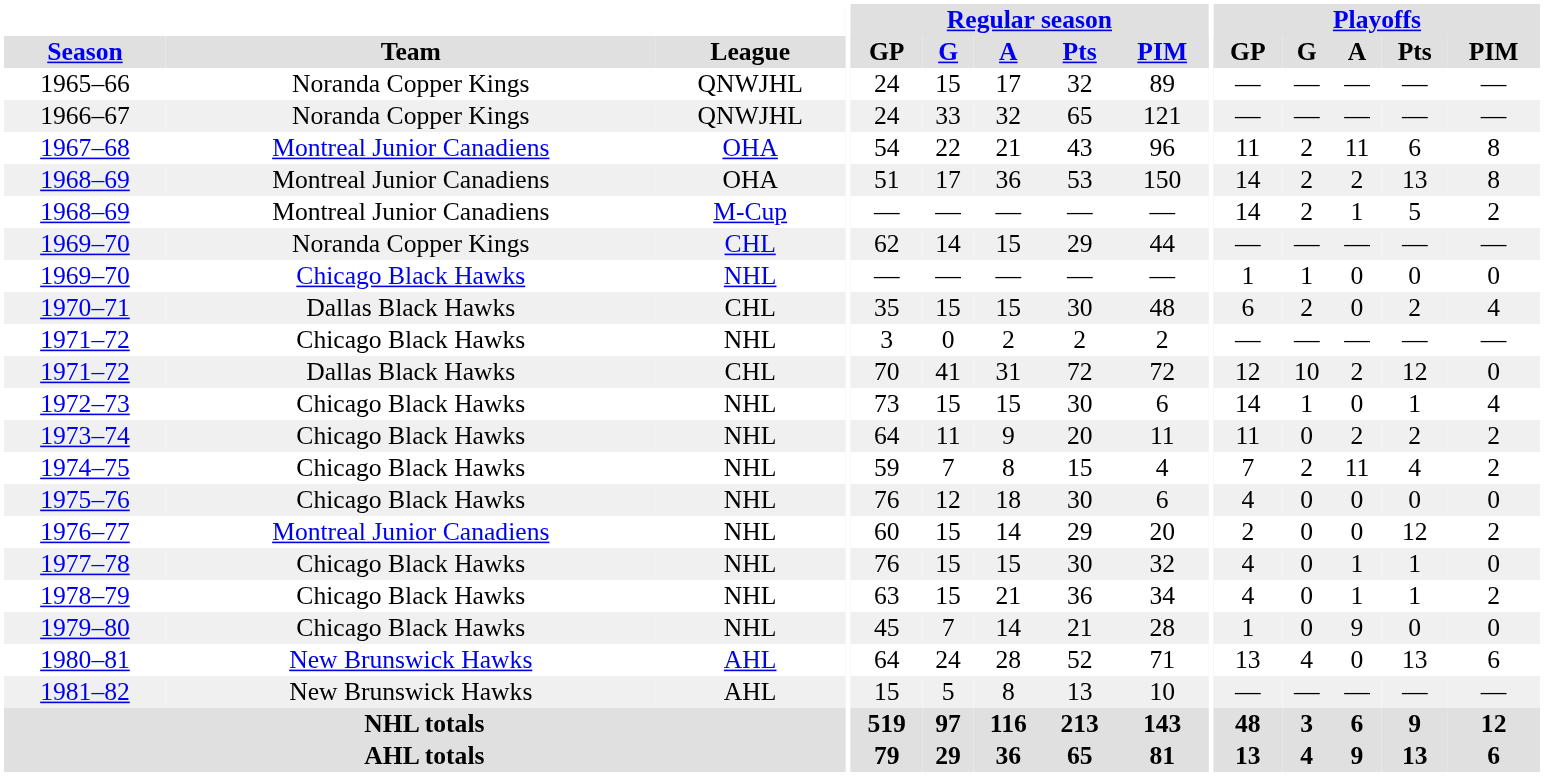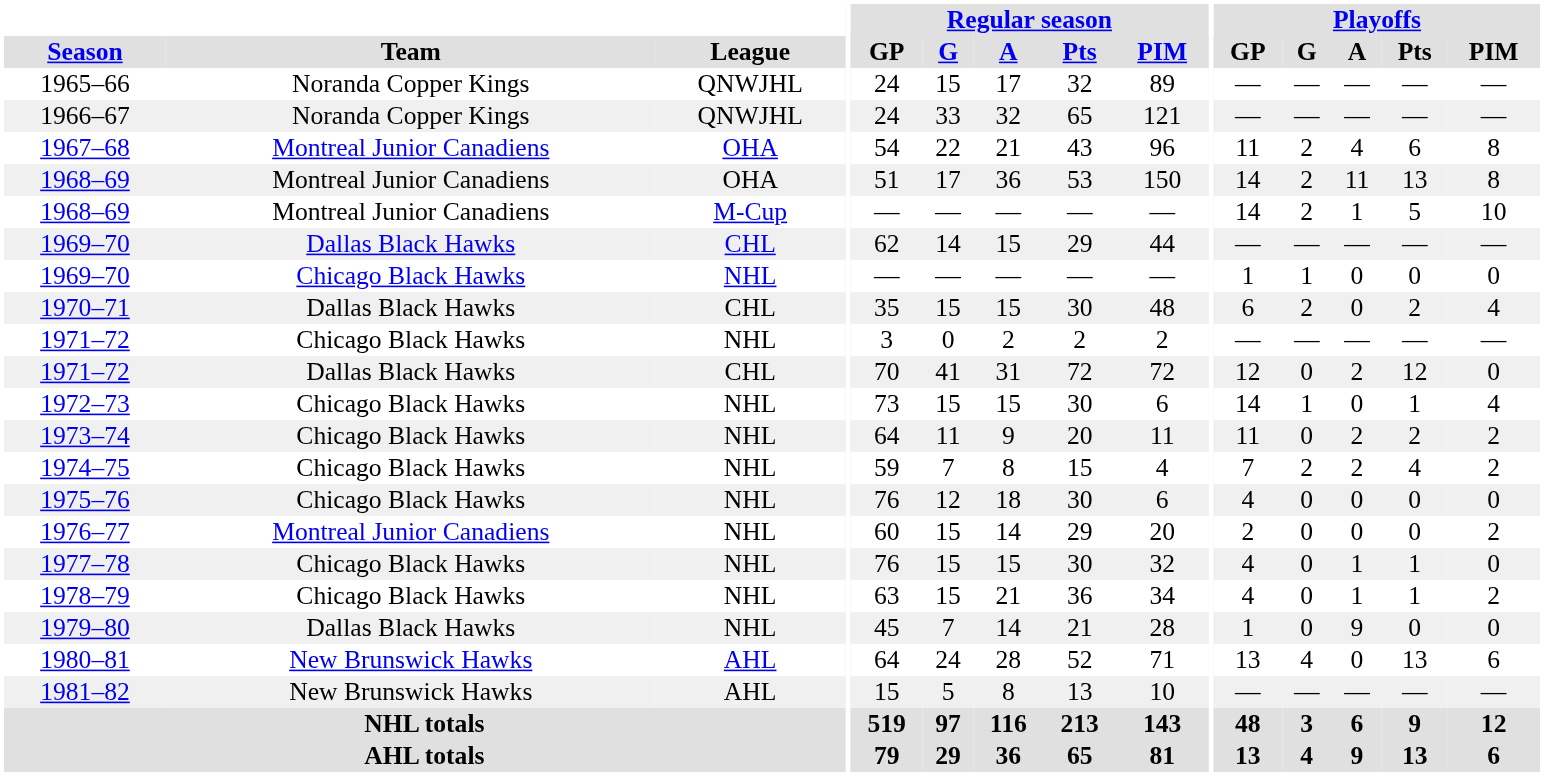(1357, 147) 11 -> (1357, 147) 4
(1357, 179) 2 -> (1357, 179) 11
(1494, 211) 2 -> (1494, 211) 10
(411, 243) Noranda Copper Kings -> (411, 243) Dallas Black Hawks
(1307, 371) 10 -> (1307, 371) 0
(1357, 467) 11 -> (1357, 467) 2
(1415, 531) 12 -> (1415, 531) 0
(411, 627) Chicago Black Hawks -> (411, 627) Dallas Black Hawks
